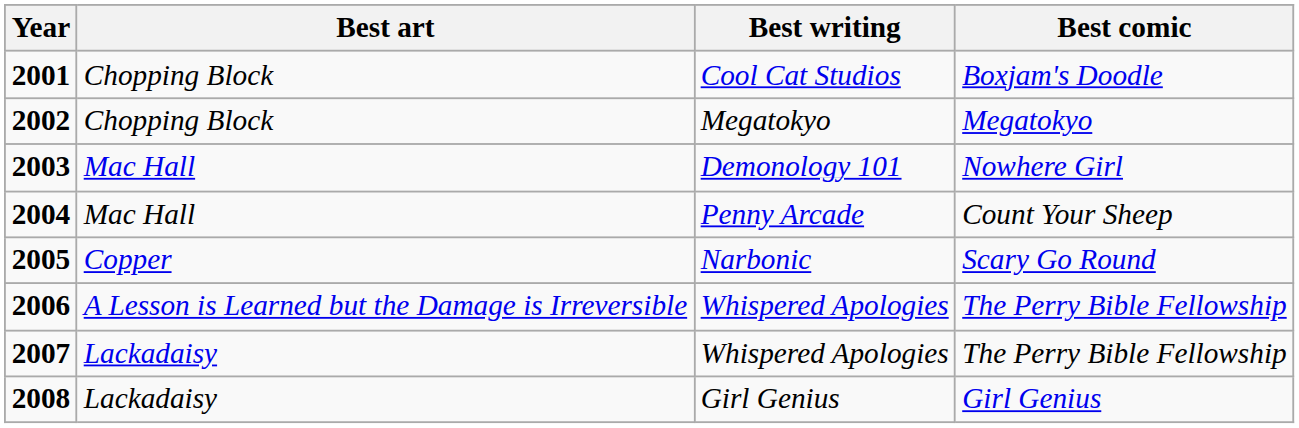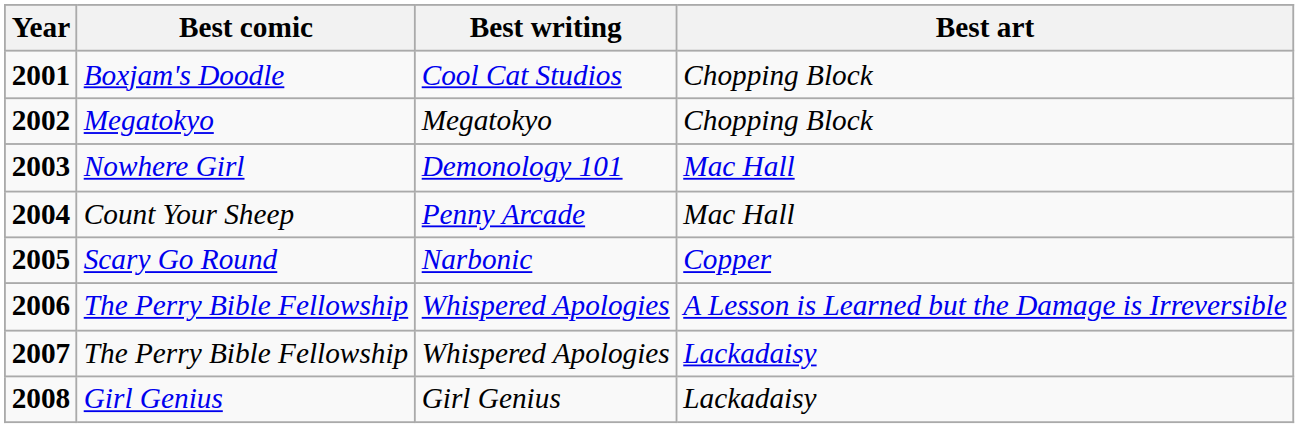columns swapped: (1124, 27) <-> (385, 27)
